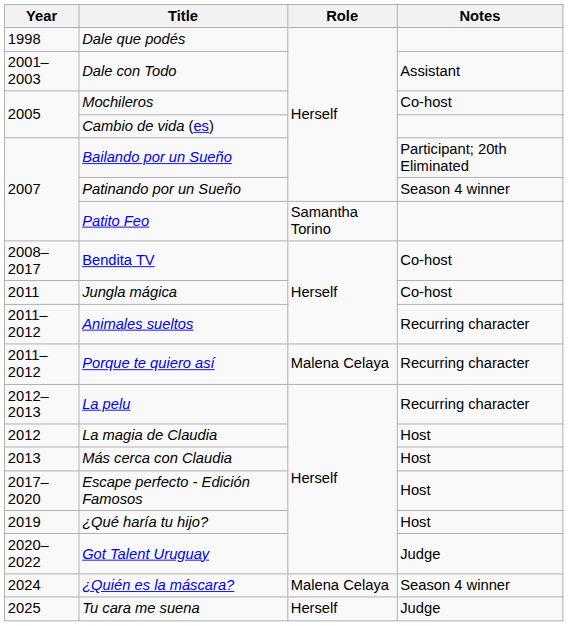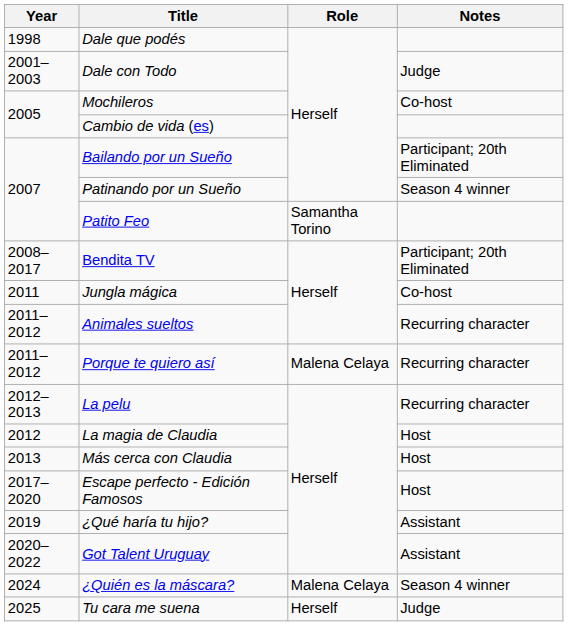(430, 71) Assistant -> (420, 71) Judge
(426, 260) Co-host -> (453, 260) Participant; 20th Eliminated
(415, 522) Host -> (430, 522) Assistant
(420, 553) Judge -> (430, 553) Assistant
